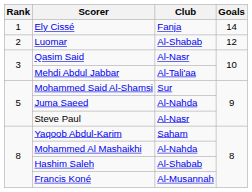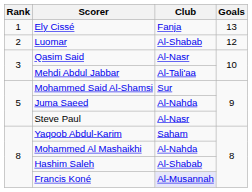(232, 27) 14 -> (232, 27) 13
(186, 179) no background -> (186, 179) lavender background
